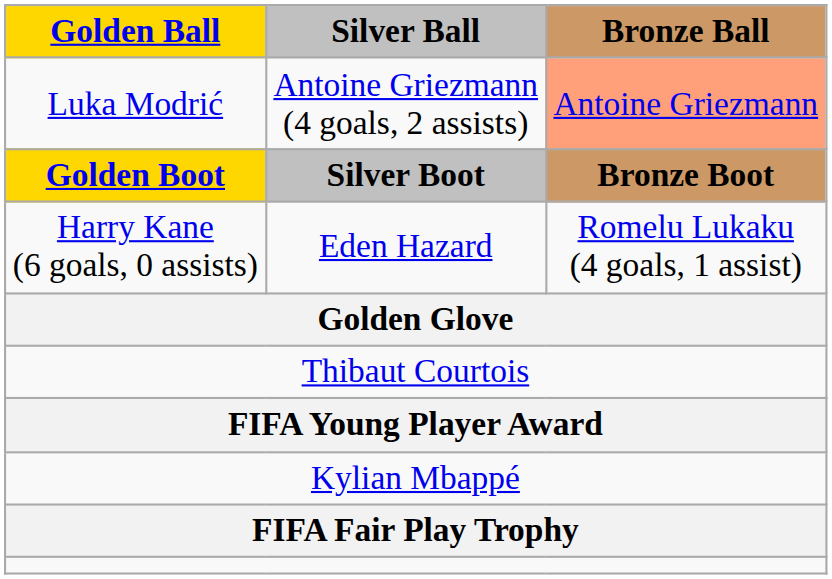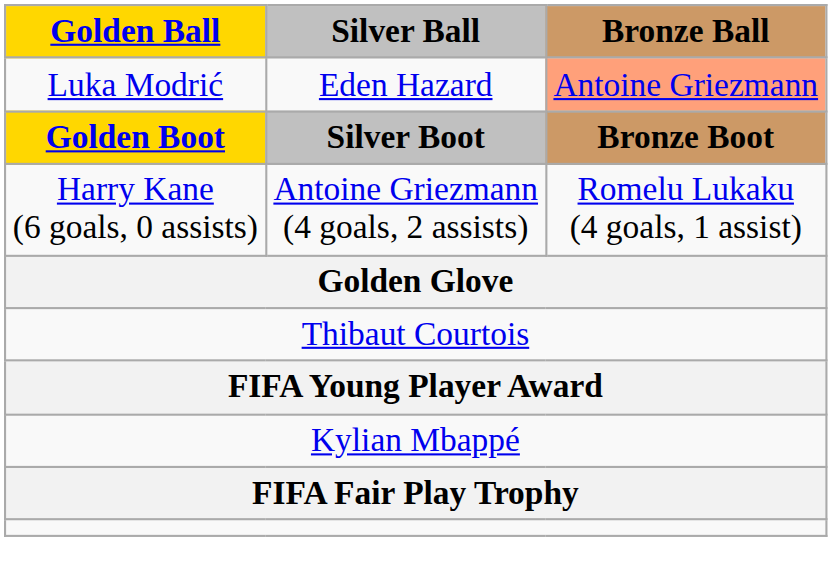(406, 102) Antoine Griezmann (4 goals, 2 assists) -> (406, 84) Eden Hazard
(406, 246) Eden Hazard -> (406, 208) Antoine Griezmann (4 goals, 2 assists)
